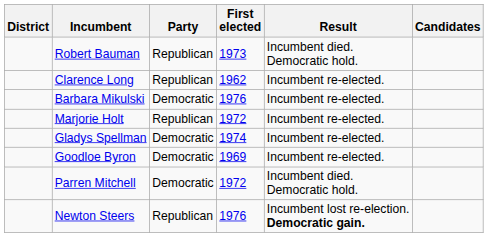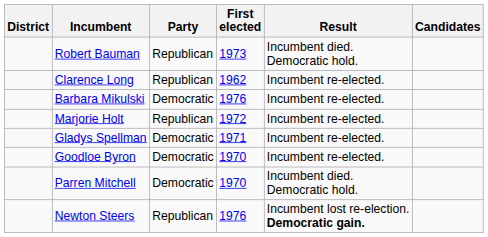(233, 137) 1974 -> (233, 137) 1971
(233, 157) 1969 -> (233, 157) 1970
(233, 183) 1972 -> (233, 183) 1970
